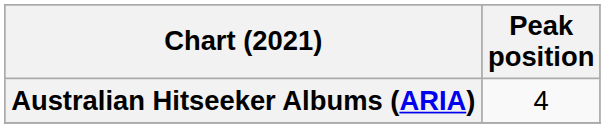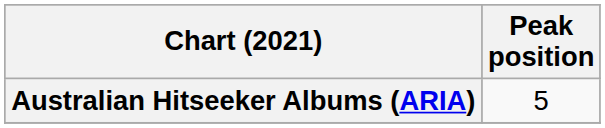(541, 100) 4 -> (541, 100) 5
